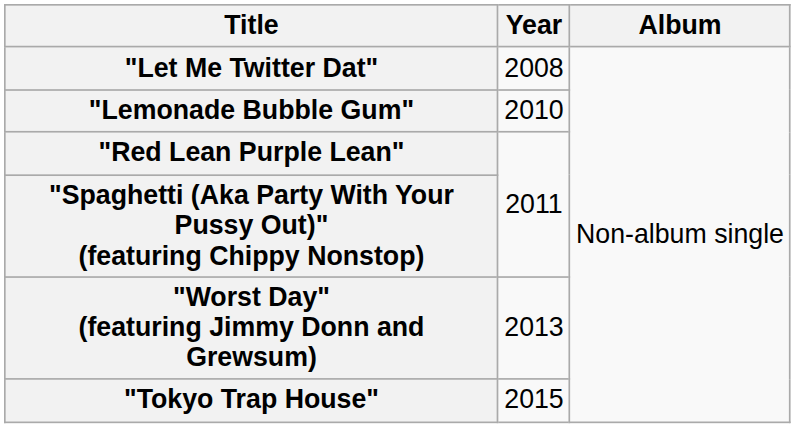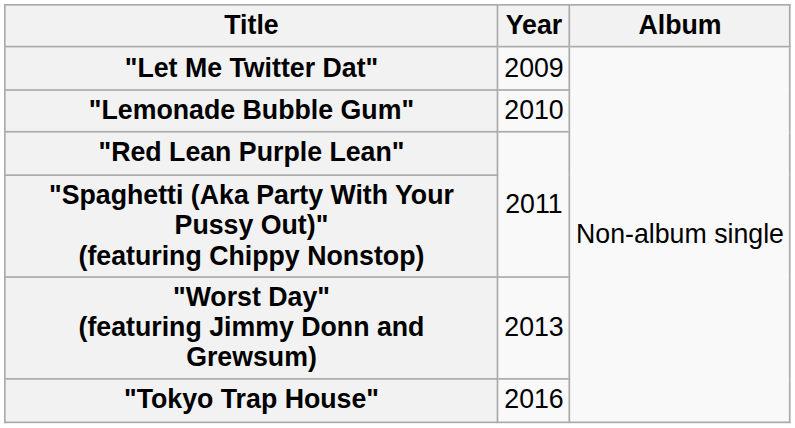(534, 68) 2008 -> (534, 68) 2009
(534, 400) 2015 -> (534, 400) 2016
